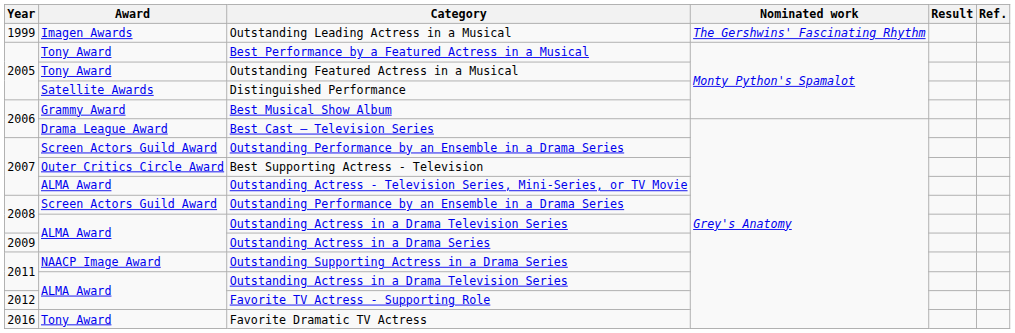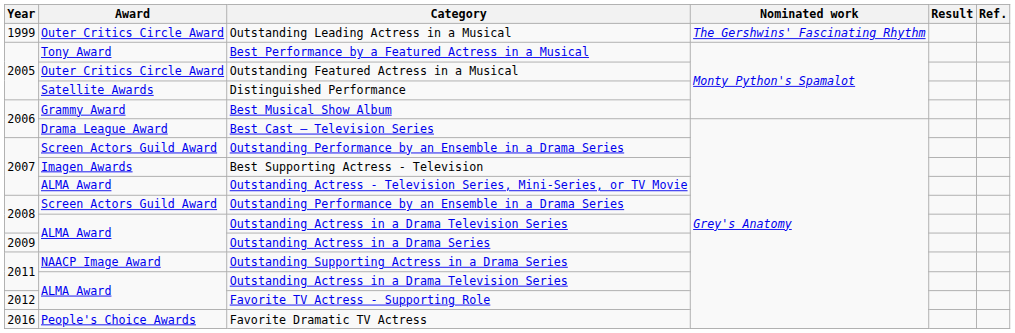(87, 33) Imagen Awards -> (133, 33) Outer Critics Circle Award
(76, 71) Tony Award -> (133, 71) Outer Critics Circle Award
(133, 167) Outer Critics Circle Award -> (87, 167) Imagen Awards
(76, 319) Tony Award -> (118, 319) People's Choice Awards
